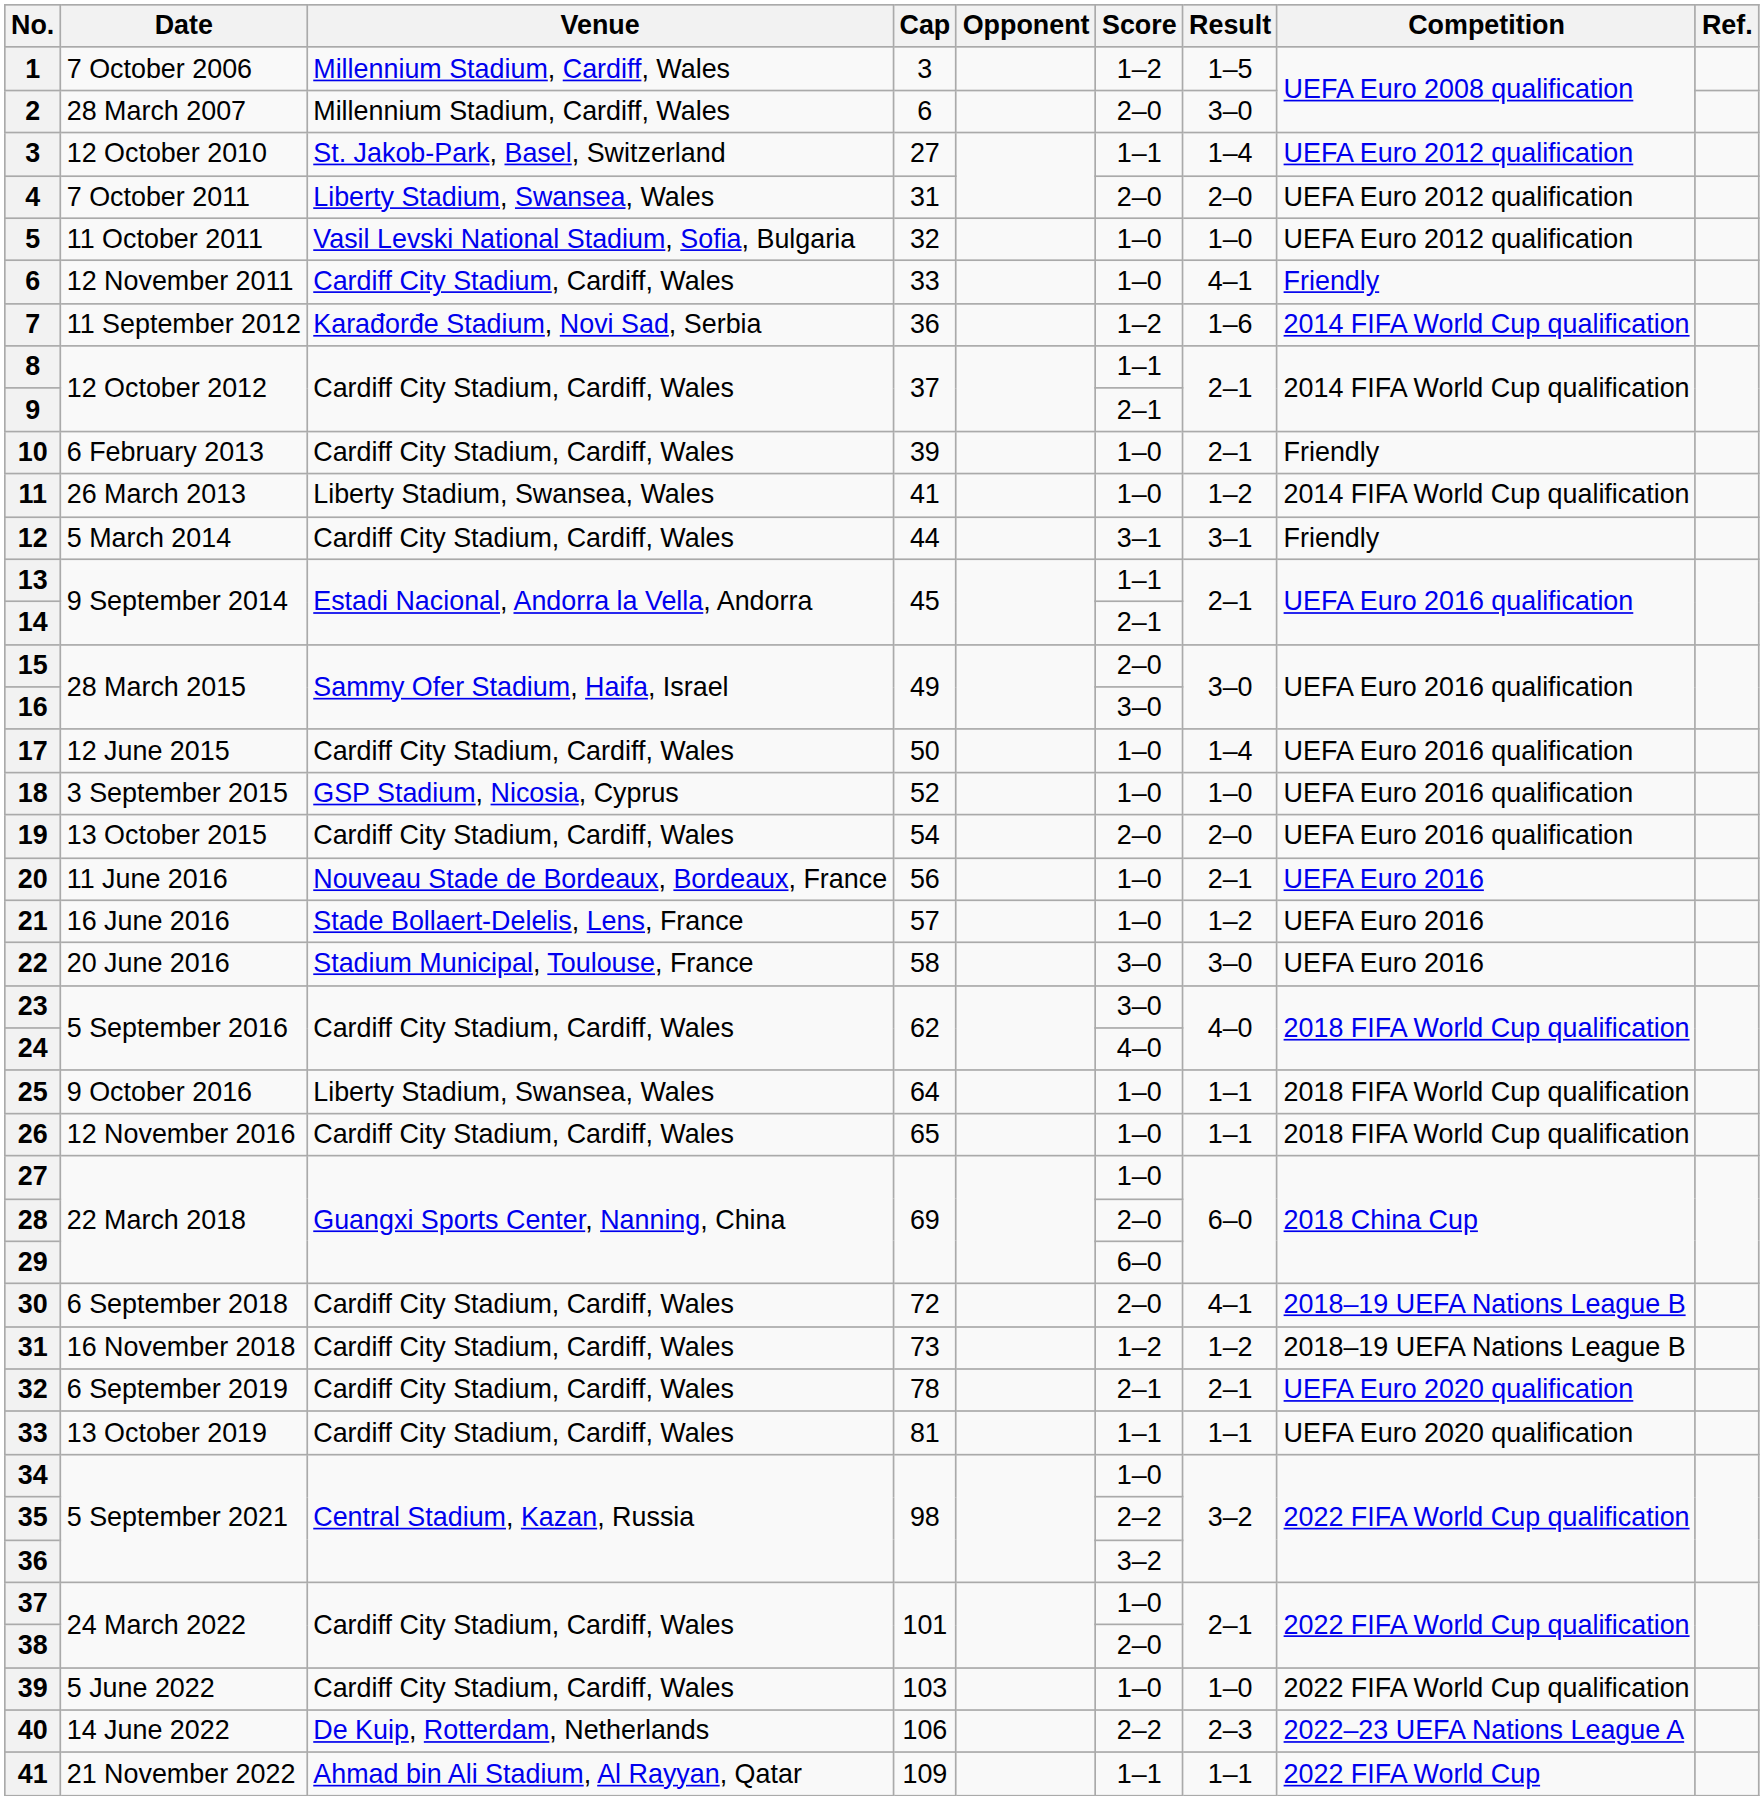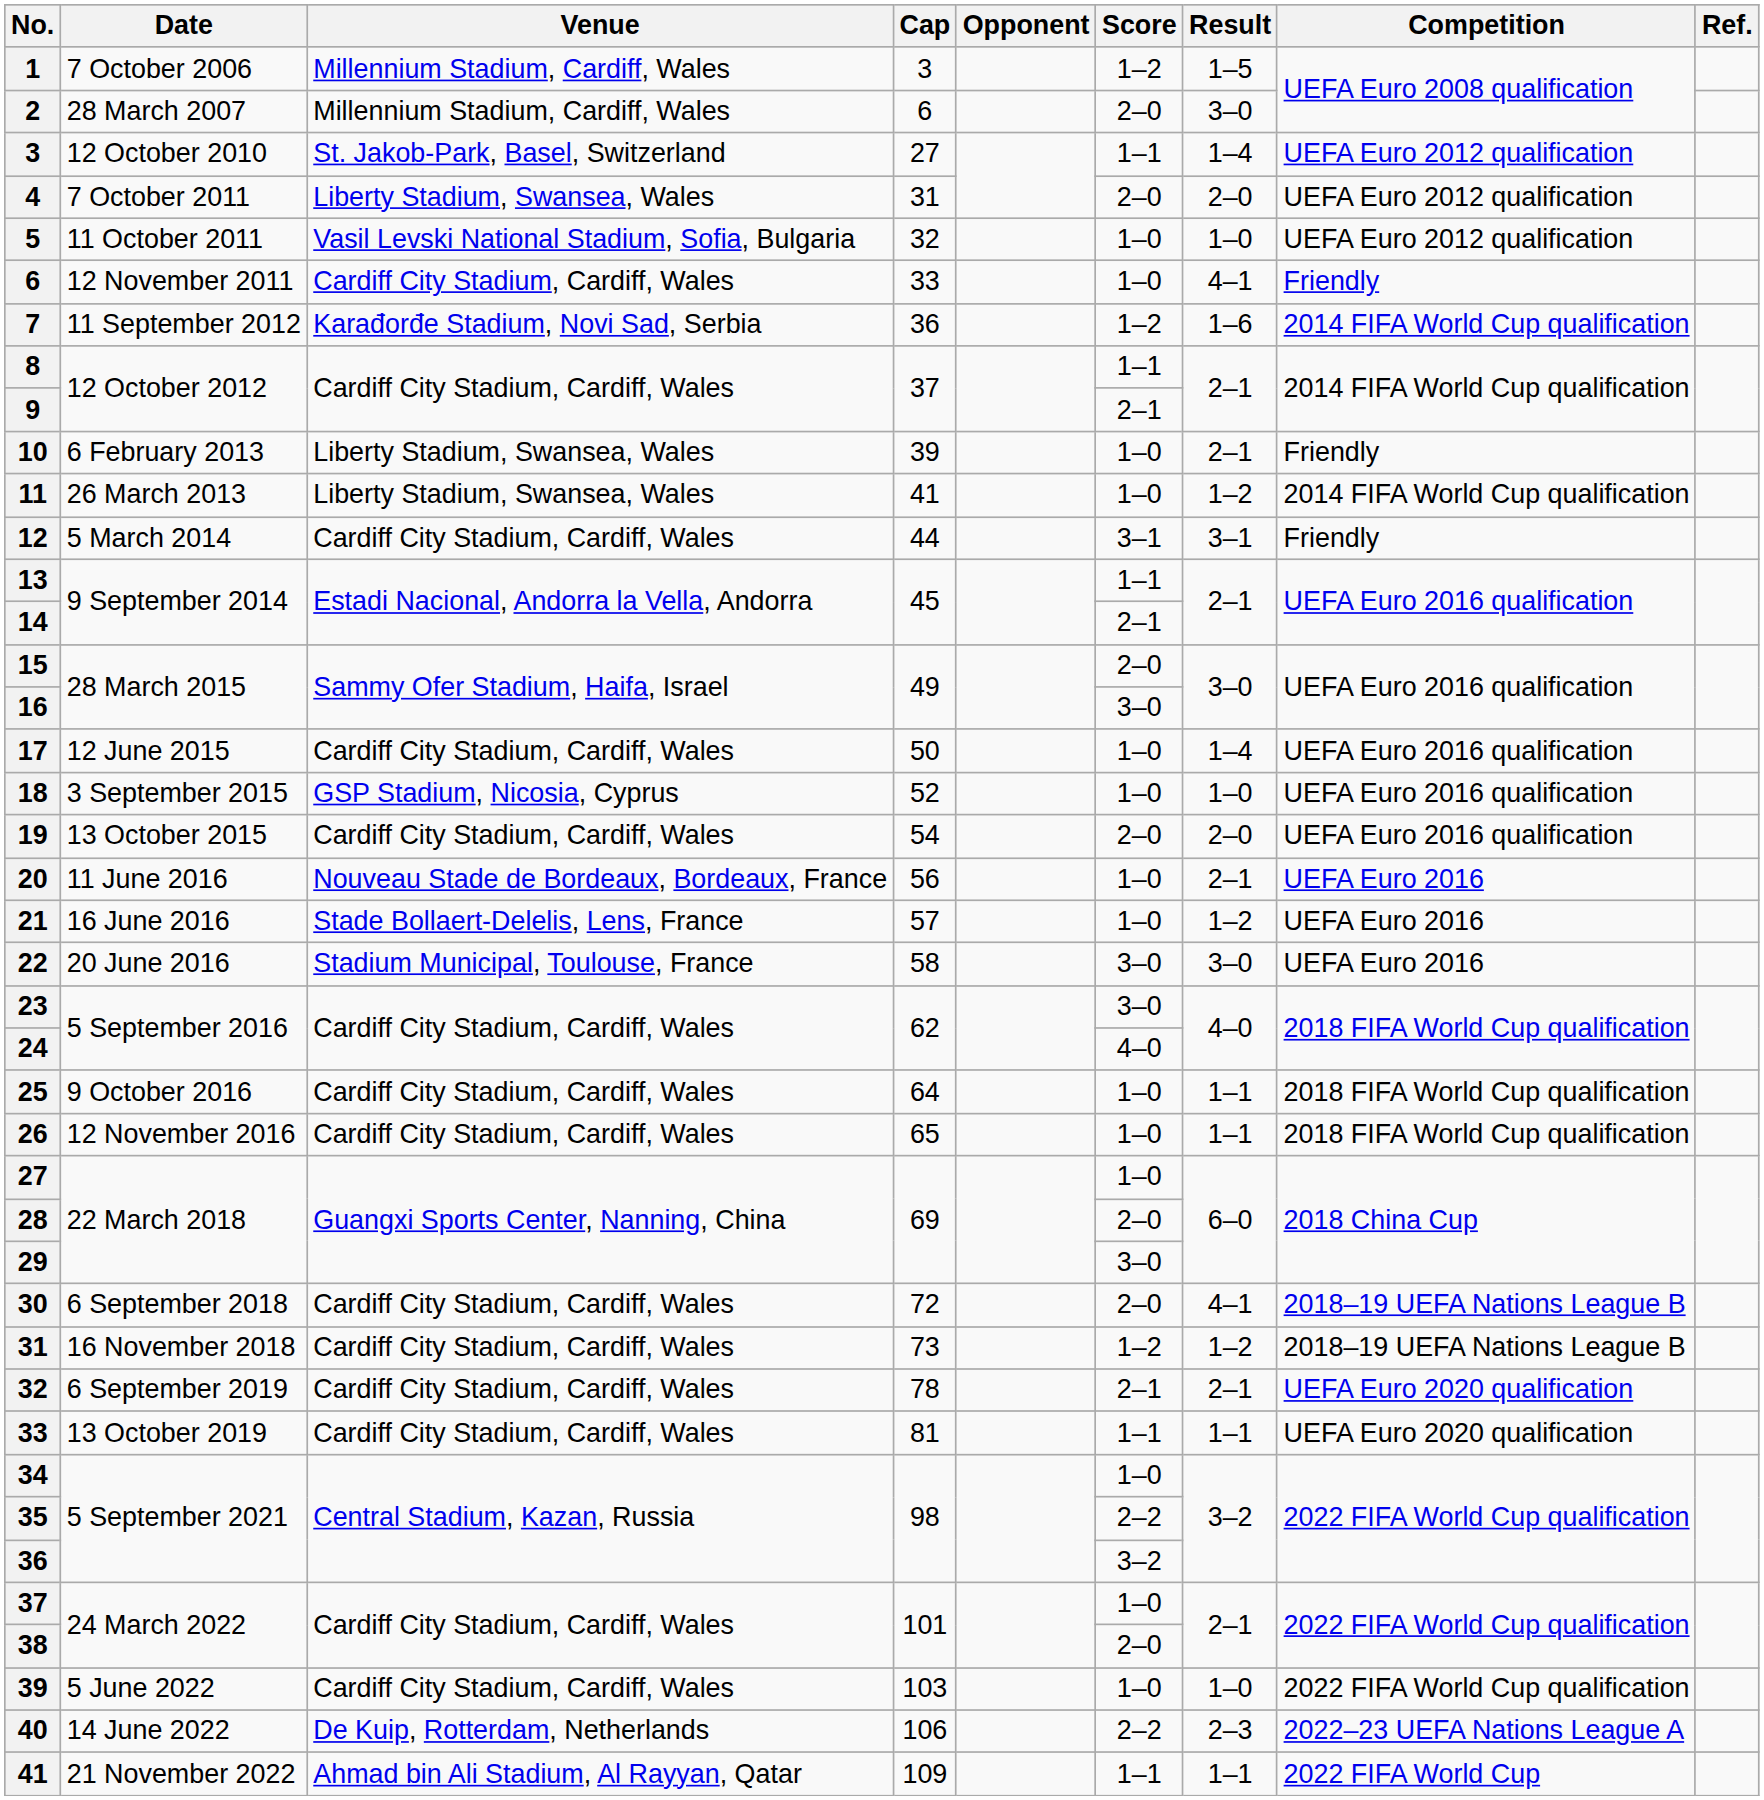(524, 452) Cardiff City Stadium, Cardiff, Wales -> (514, 452) Liberty Stadium, Swansea, Wales
(514, 1091) Liberty Stadium, Swansea, Wales -> (524, 1091) Cardiff City Stadium, Cardiff, Wales
(1139, 1262) 6–0 -> (1139, 1262) 3–0
